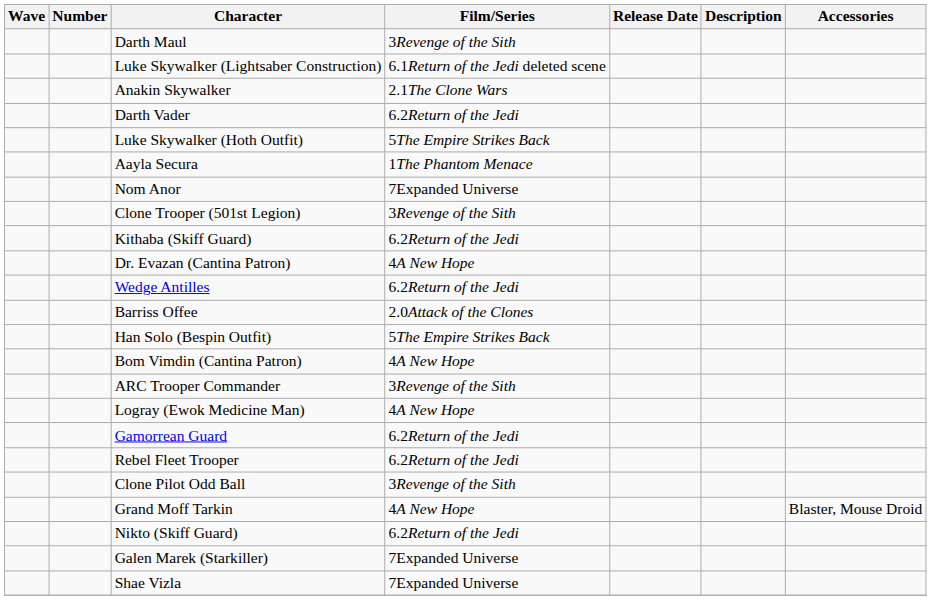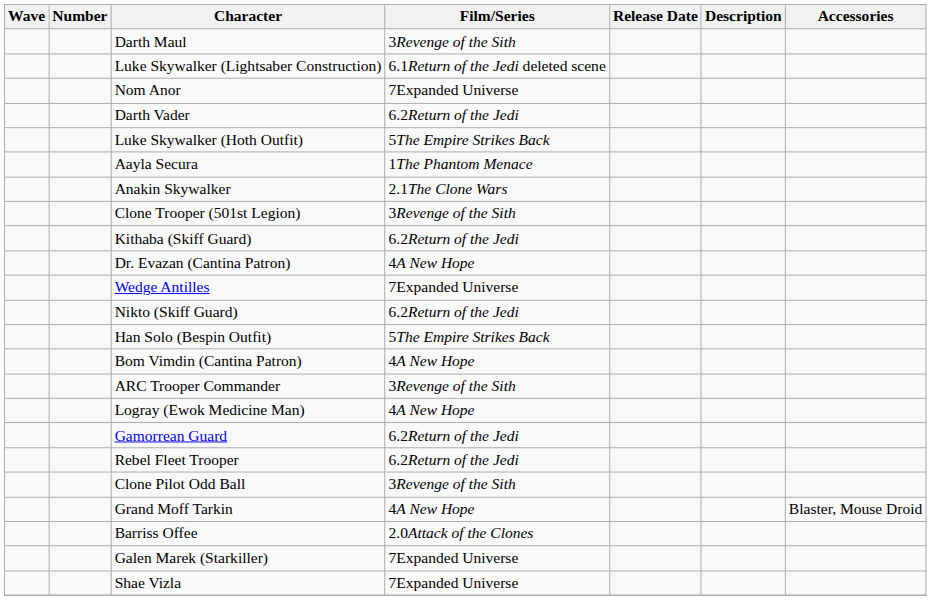rows swapped: (173, 90) <-> (148, 189)
(454, 287) 6.2Return of the Jedi -> (453, 287) 7Expanded Universe
rows swapped: (156, 312) <-> (176, 533)
